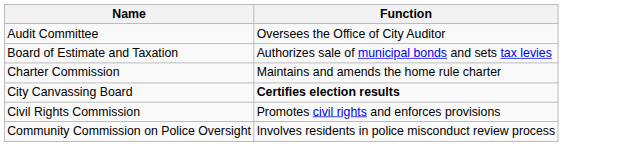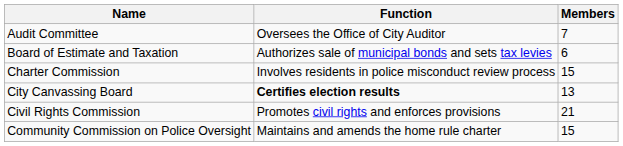+ column: (588, 14)
(379, 72) Maintains and amends the home rule charter -> (406, 72) Involves residents in police misconduct review process
(406, 131) Involves residents in police misconduct review process -> (379, 131) Maintains and amends the home rule charter
